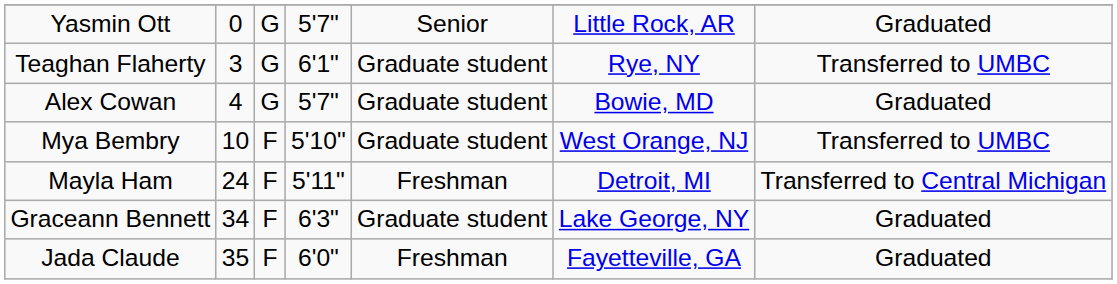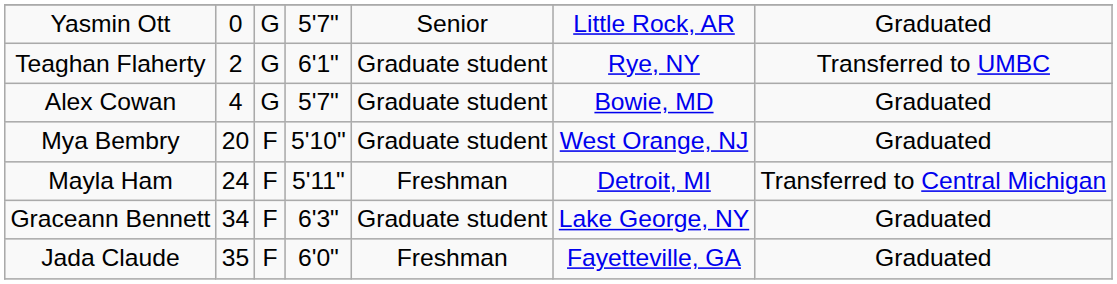(236, 63) 3 -> (236, 63) 2
(236, 141) 10 -> (236, 141) 20
(933, 141) Transferred to UMBC -> (933, 141) Graduated
